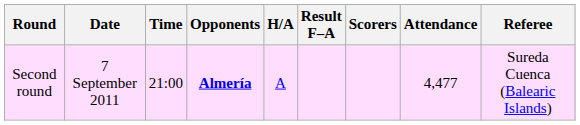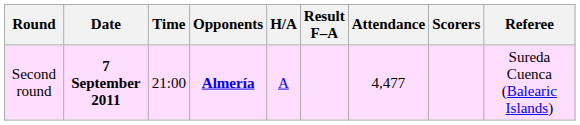columns swapped: (373, 24) <-> (441, 24)
(105, 82) normal -> (106, 82) bold
